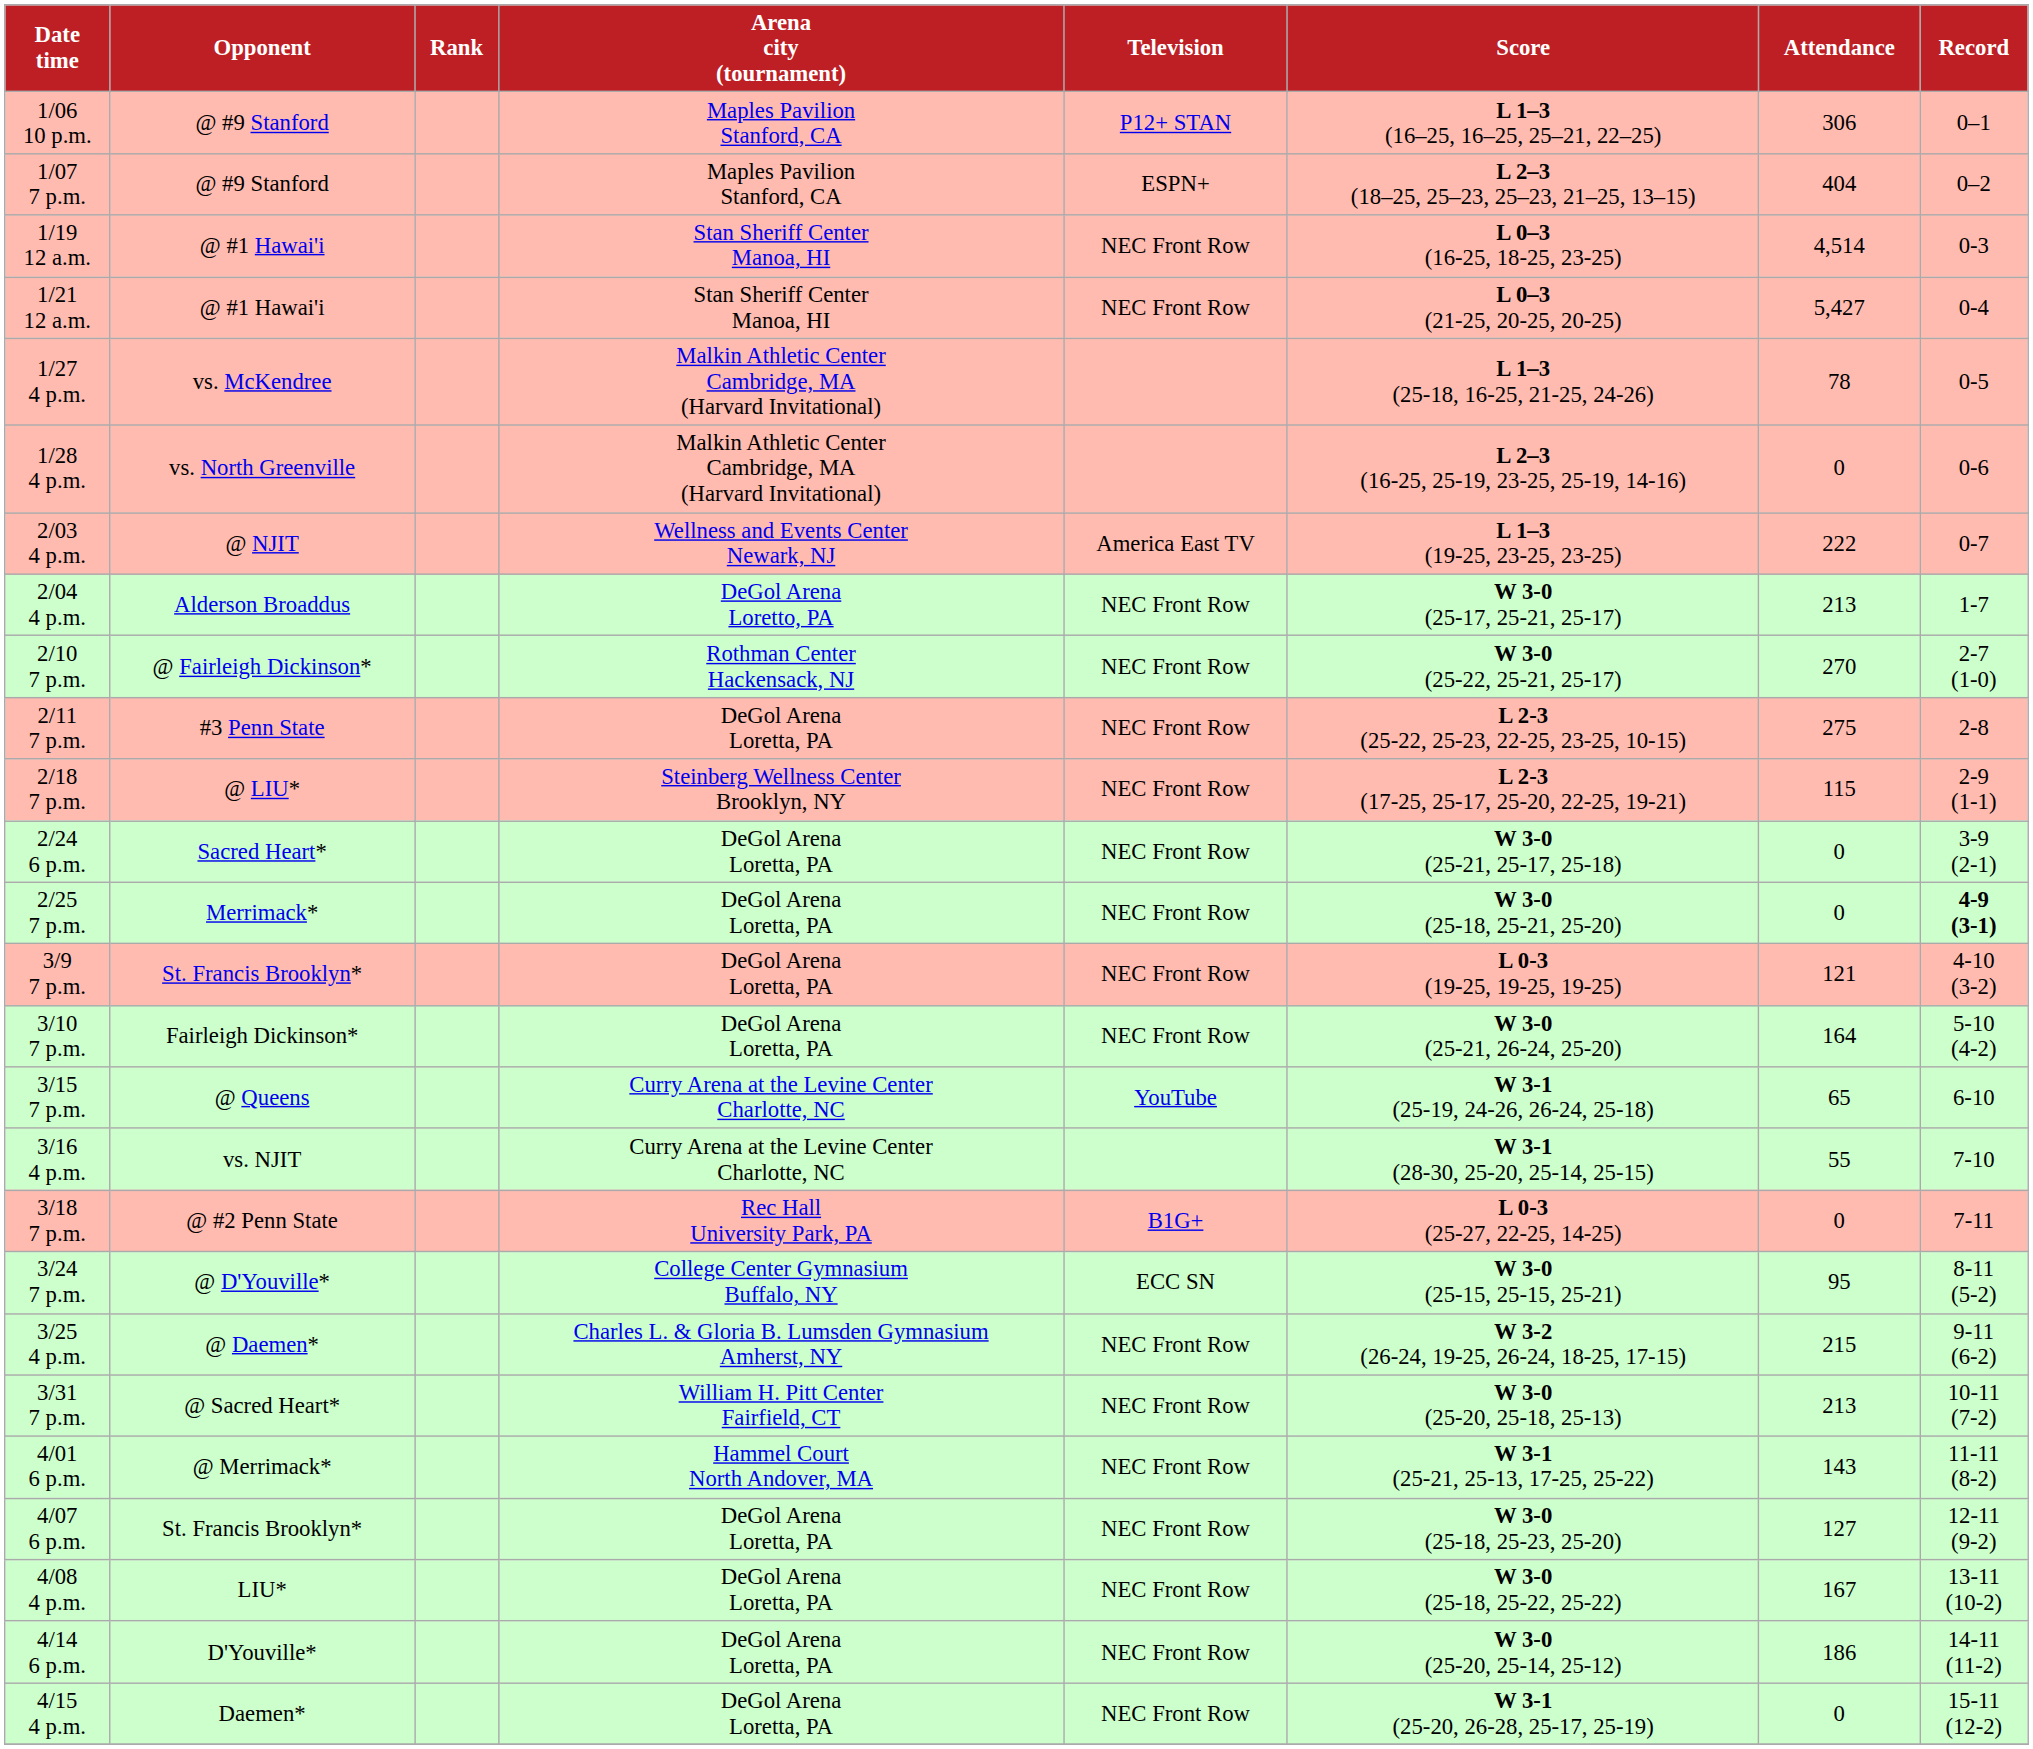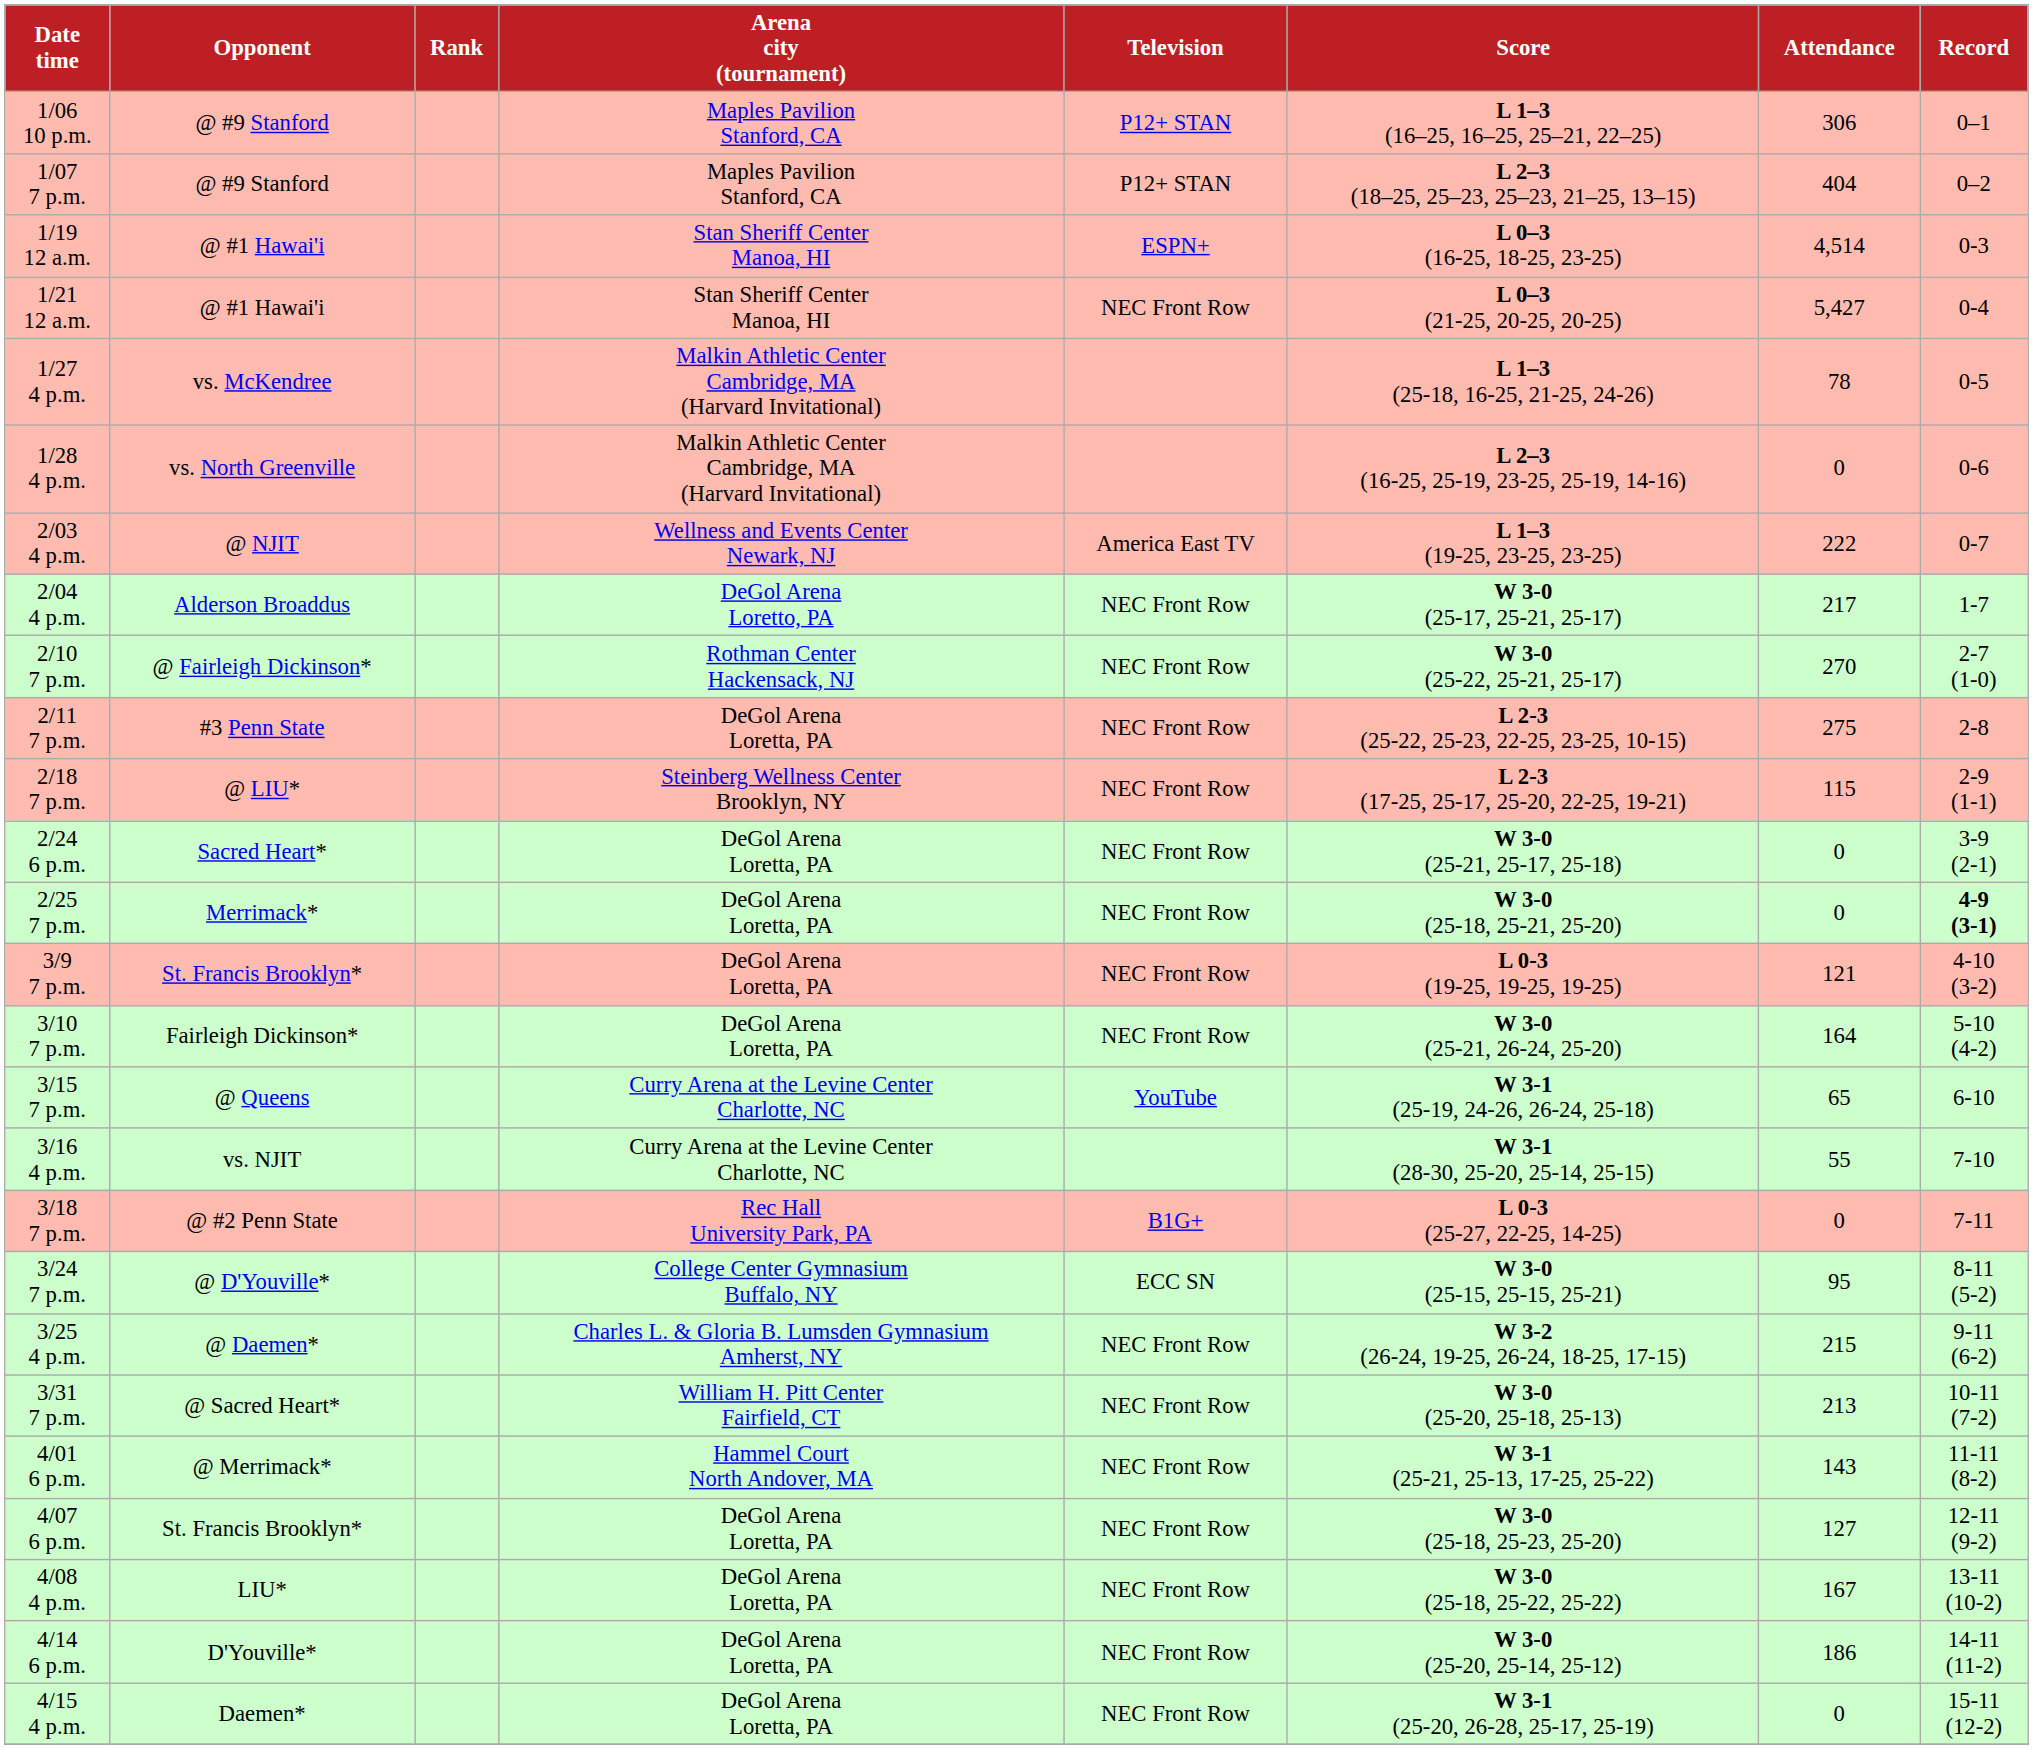(1176, 184) ESPN+ -> (1176, 184) P12+ STAN
(1176, 245) NEC Front Row -> (1176, 245) ESPN+
(1839, 604) 213 -> (1839, 604) 217
